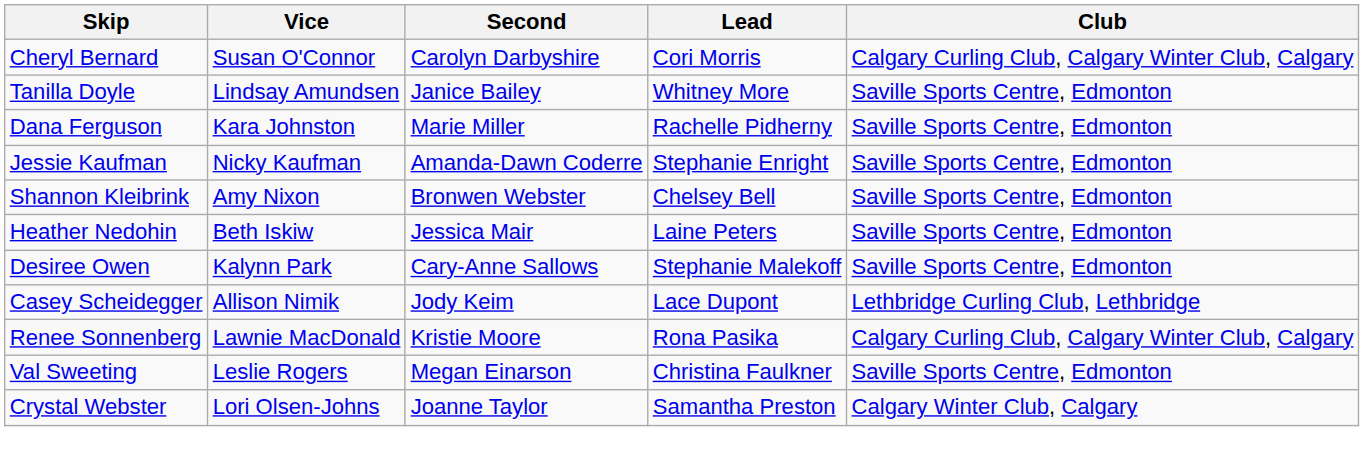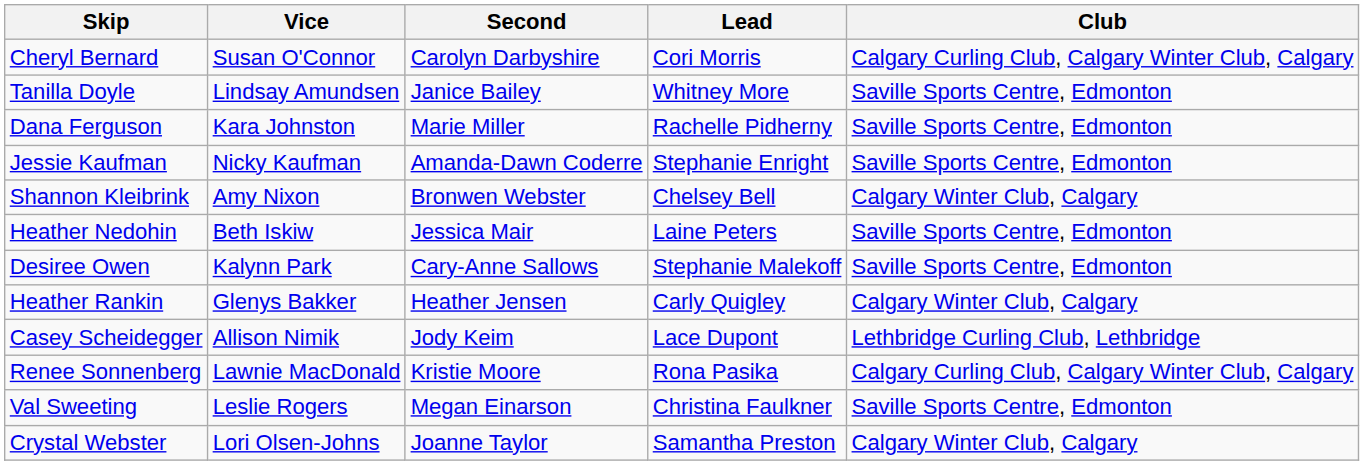(1012, 197) Saville Sports Centre, Edmonton -> (995, 197) Calgary Winter Club, Calgary
+ row: (86, 302)
